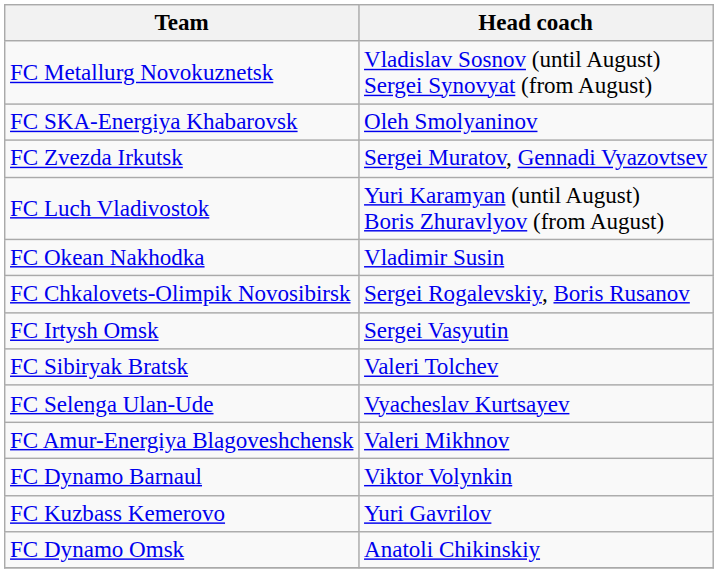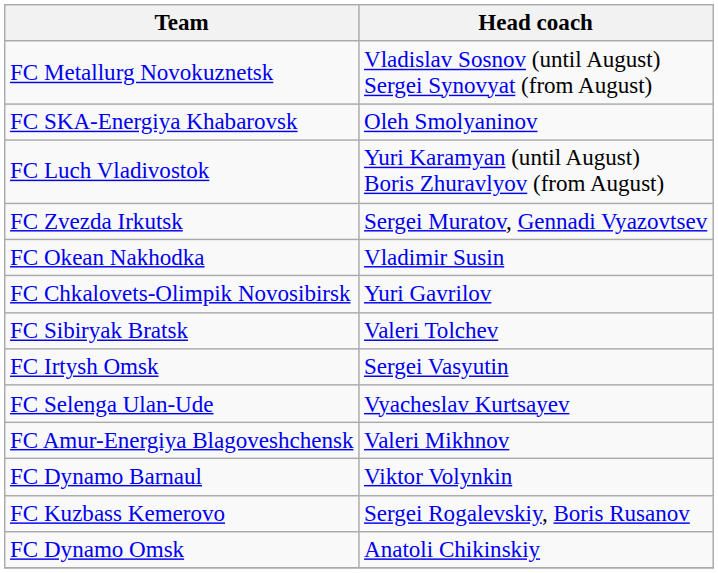rows swapped: (96, 158) <-> (110, 207)
(527, 293) Sergei Rogalevskiy, Boris Rusanov -> (428, 293) Yuri Gavrilov
rows swapped: (84, 330) <-> (99, 366)
(428, 513) Yuri Gavrilov -> (527, 513) Sergei Rogalevskiy, Boris Rusanov
